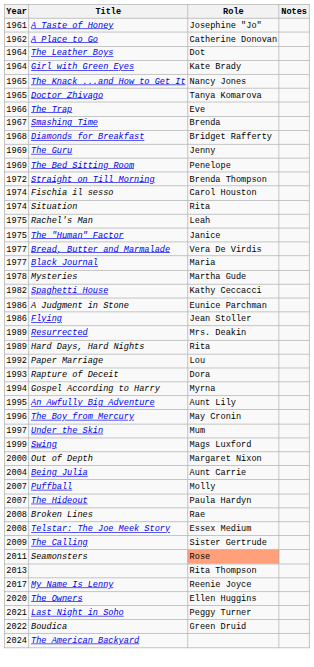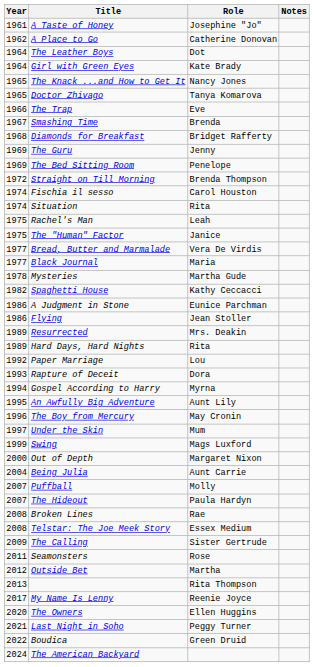(200, 557) lightsalmon background -> (200, 557) no background
+ row: (59, 571)
